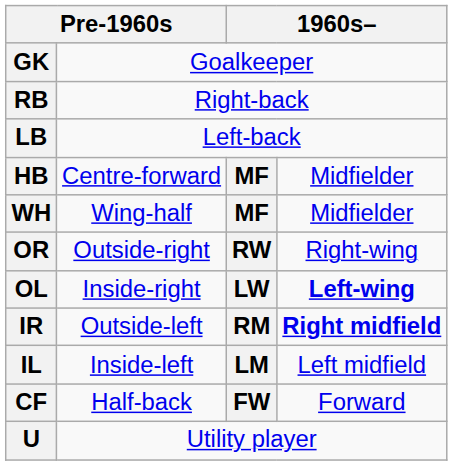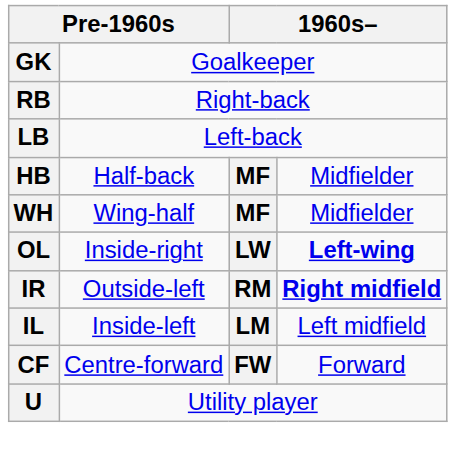(142, 175) Centre-forward -> (144, 175) Half-back
- row: (31, 251)
(142, 402) Half-back -> (144, 364) Centre-forward
